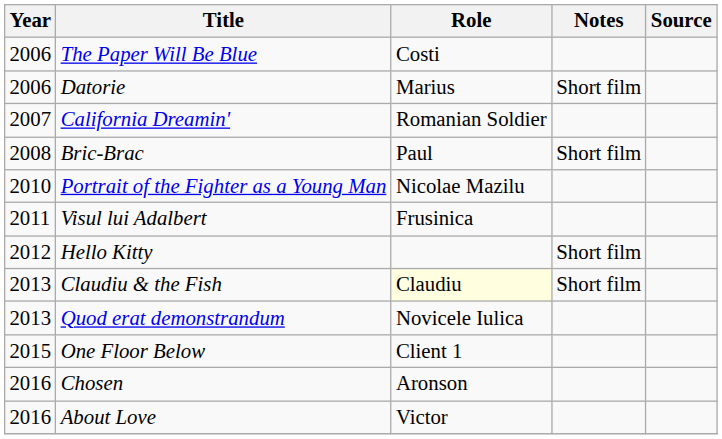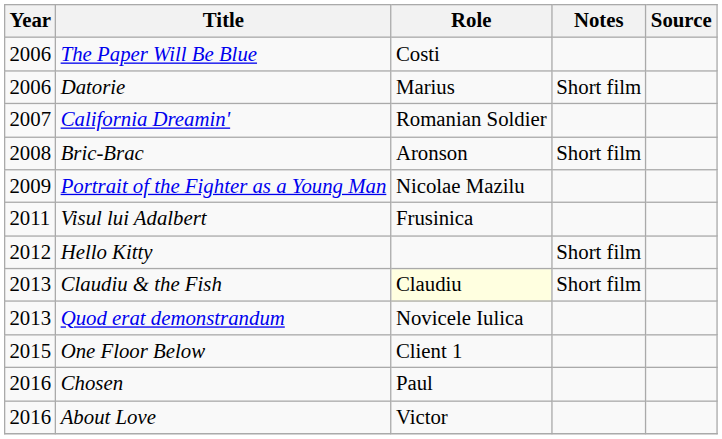(414, 152) Paul -> (432, 152) Aronson
(30, 185) 2010 -> (30, 185) 2009
(432, 383) Aronson -> (414, 383) Paul
